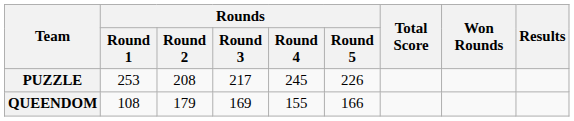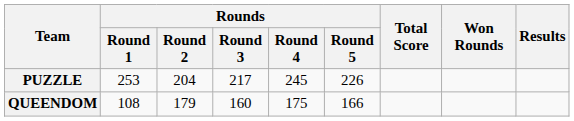(184, 80) 208 -> (184, 80) 204
(240, 103) 169 -> (240, 103) 160
(296, 103) 155 -> (296, 103) 175
